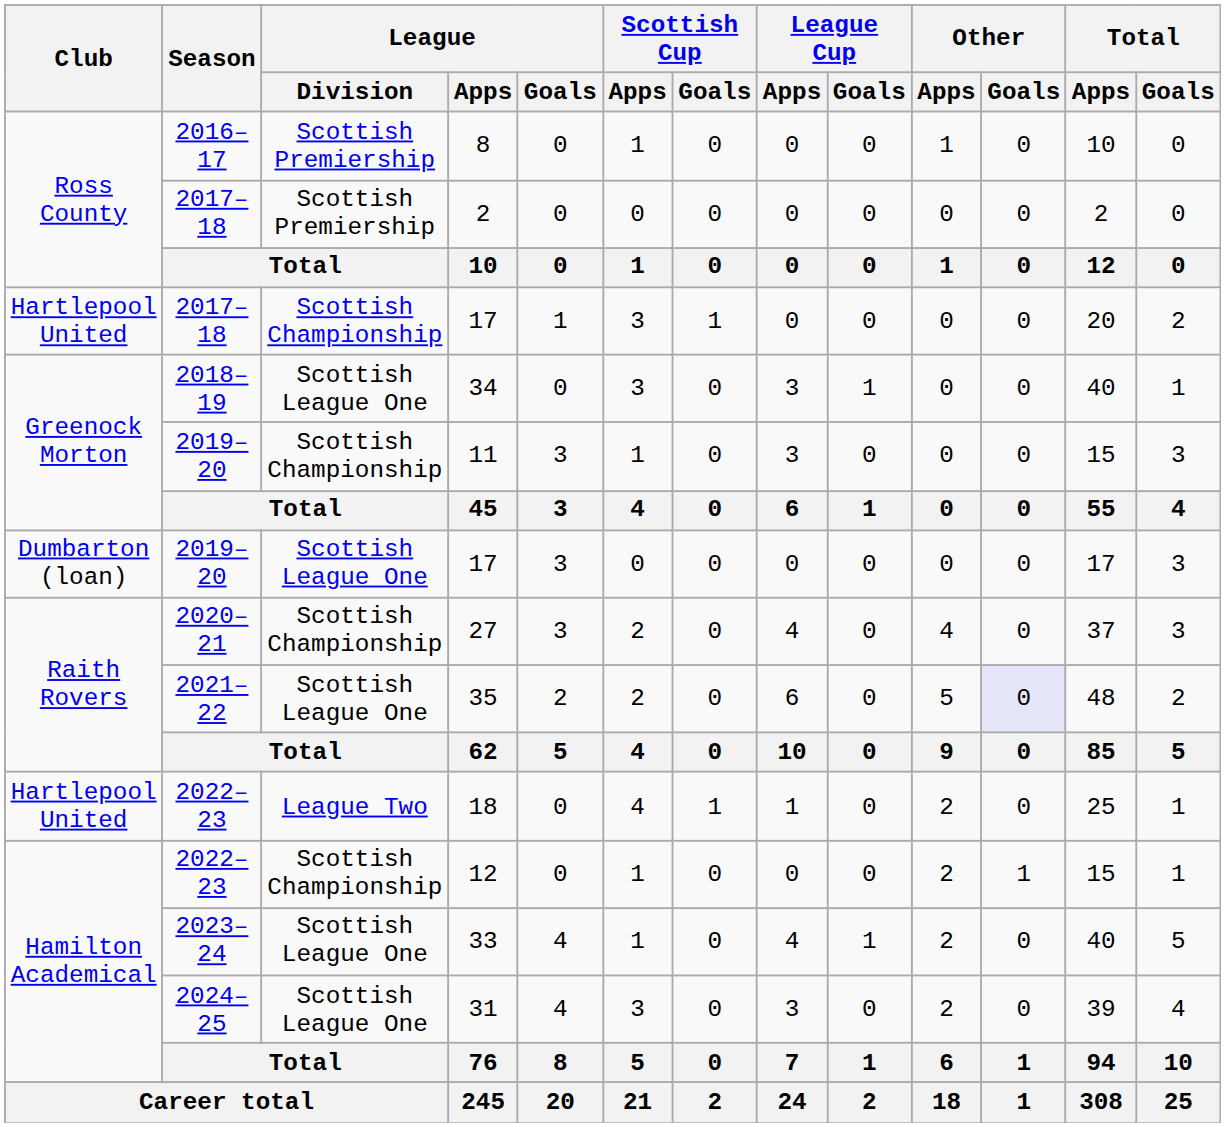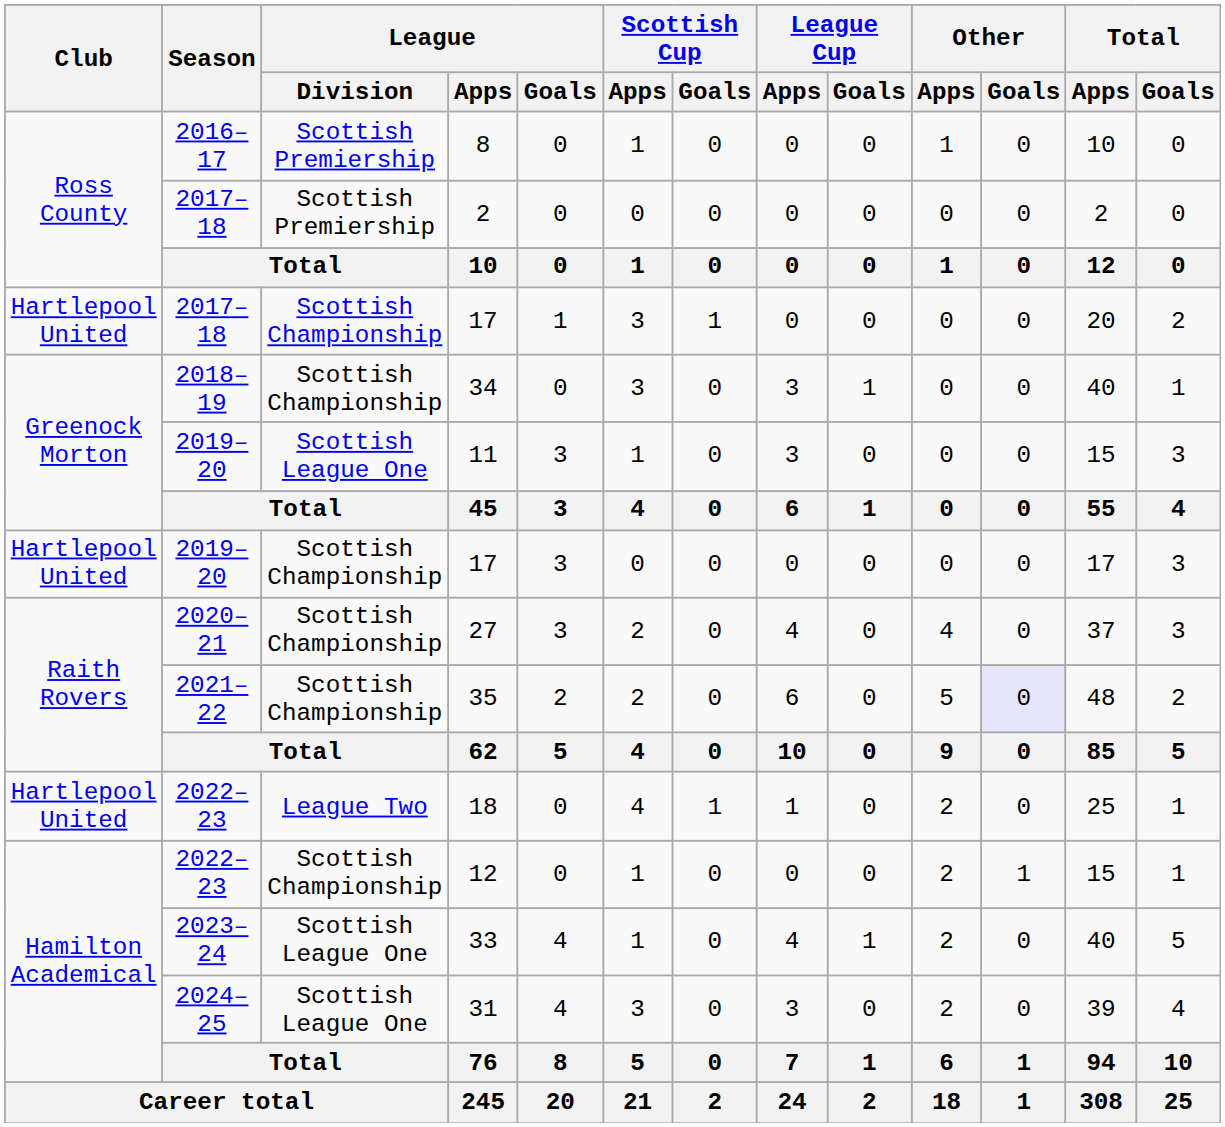(355, 389) Scottish League One -> (355, 389) Scottish Championship
(355, 456) Scottish Championship -> (355, 456) Scottish League One
(84, 564) Dumbarton (loan) -> (84, 564) Hartlepool United
(355, 564) Scottish League One -> (355, 564) Scottish Championship
(355, 699) Scottish League One -> (355, 699) Scottish Championship
